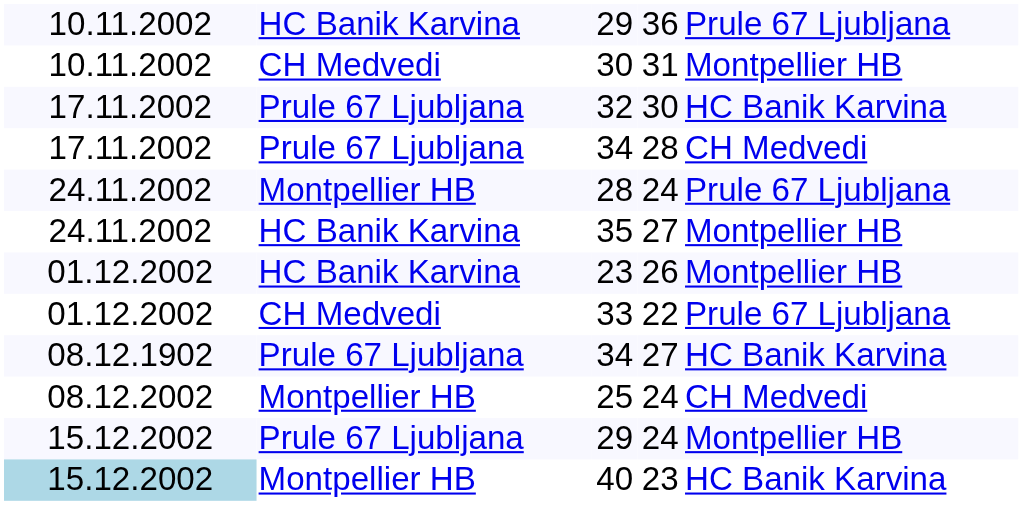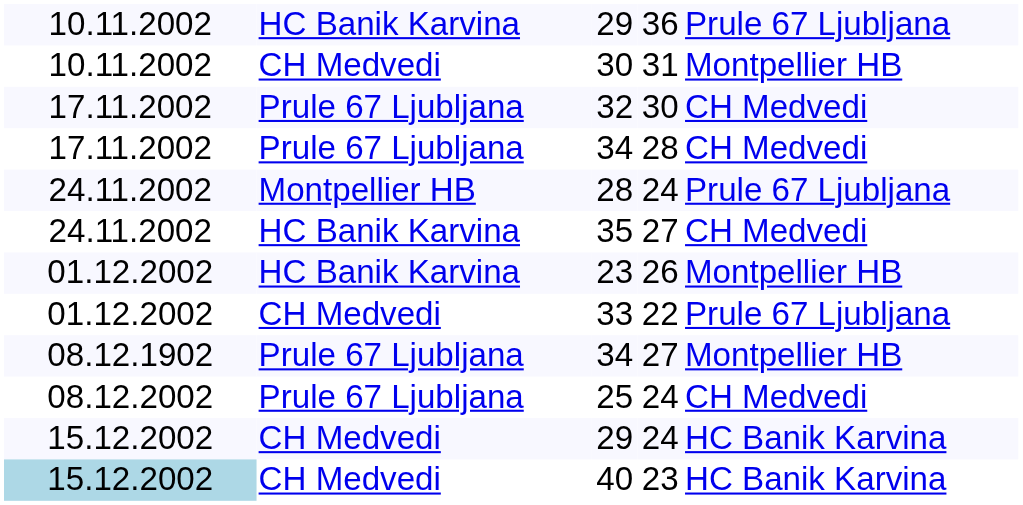(816, 106) HC Banik Karvina -> (776, 106) CH Medvedi
(794, 231) Montpellier HB -> (776, 231) CH Medvedi
(816, 355) HC Banik Karvina -> (794, 355) Montpellier HB
(367, 396) Montpellier HB -> (391, 396) Prule 67 Ljubljana
(391, 438) Prule 67 Ljubljana -> (350, 438) CH Medvedi
(794, 438) Montpellier HB -> (816, 438) HC Banik Karvina
(367, 479) Montpellier HB -> (350, 479) CH Medvedi
